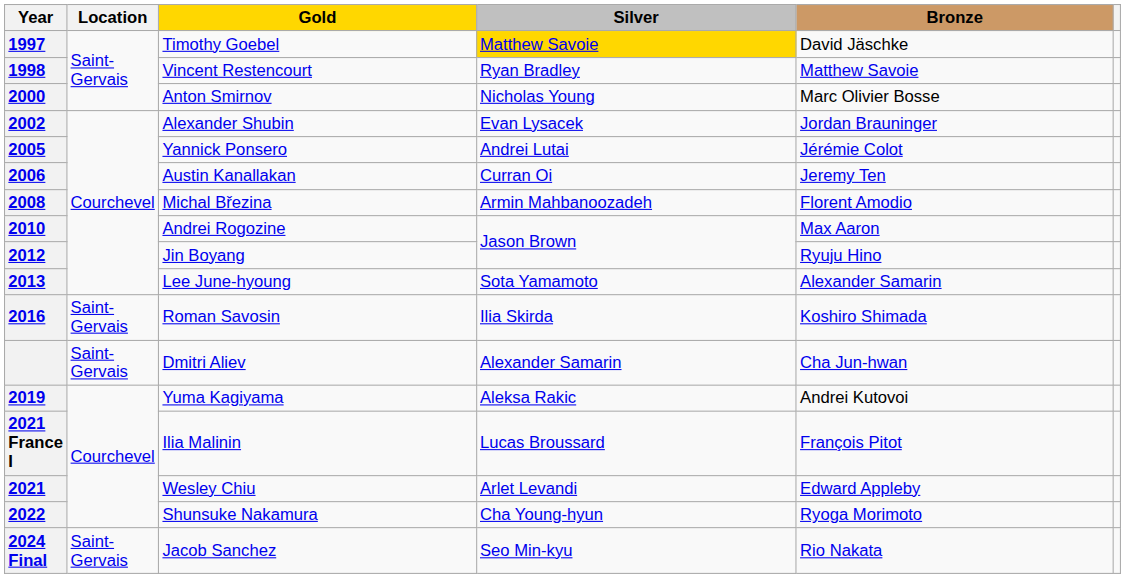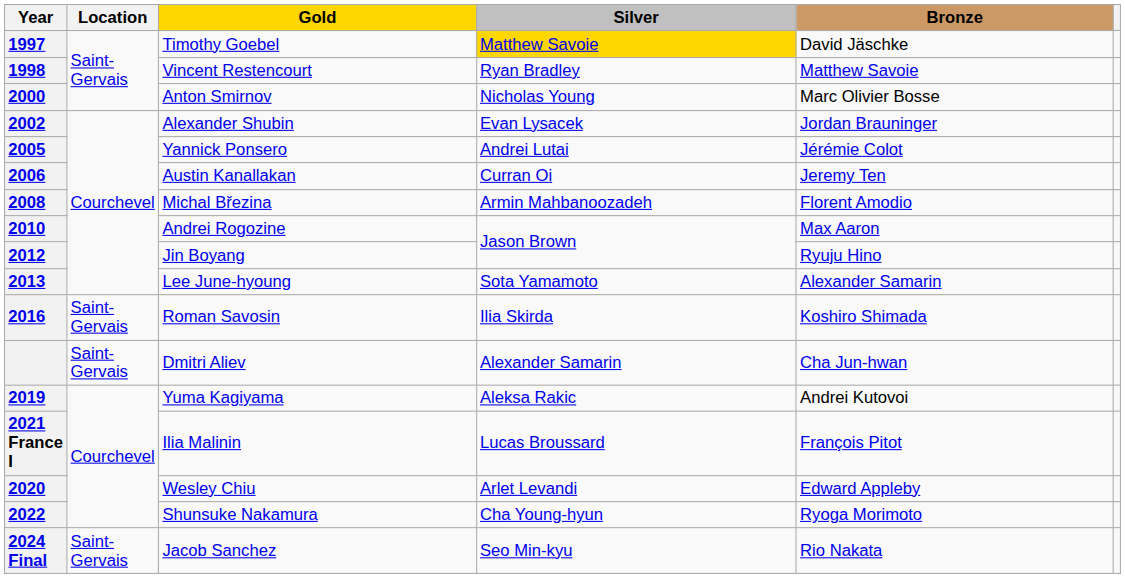(27, 488) 2021 -> (27, 488) 2020
